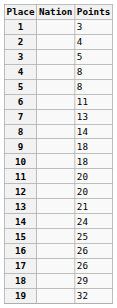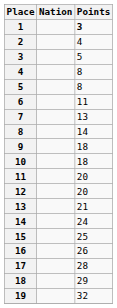(80, 27) normal -> (80, 27) bold
(82, 266) 26 -> (82, 266) 28
